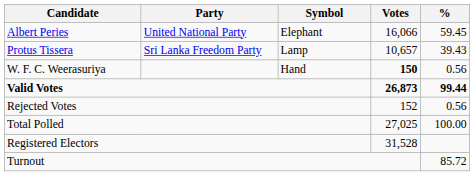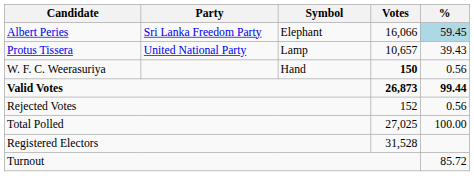(195, 32) United National Party -> (203, 32) Sri Lanka Freedom Party
(453, 32) no background -> (453, 32) lightblue background
(203, 50) Sri Lanka Freedom Party -> (195, 50) United National Party
